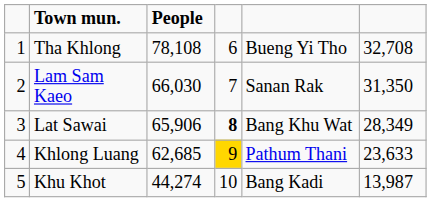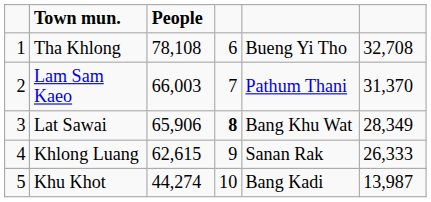(177, 86) 66,030 -> (177, 86) 66,003
(284, 86) Sanan Rak -> (296, 86) Pathum Thani
(388, 86) 31,350 -> (388, 86) 31,370
(177, 153) 62,685 -> (177, 153) 62,615
(233, 153) gold background -> (233, 153) no background
(296, 153) Pathum Thani -> (284, 153) Sanan Rak
(388, 153) 23,633 -> (388, 153) 26,333
